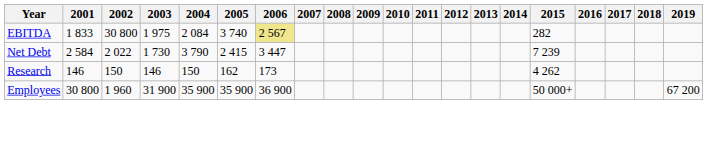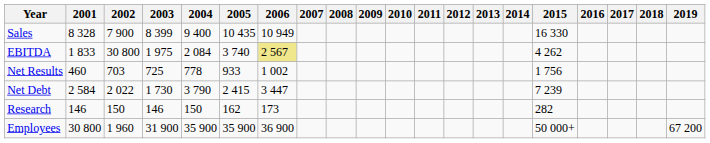+ row: (20, 33)
(542, 33) 282 -> (549, 52) 4 262
+ row: (35, 71)
(546, 71) 4 262 -> (544, 109) 282
